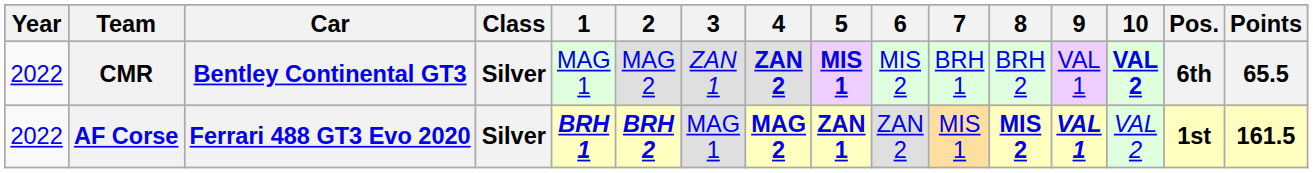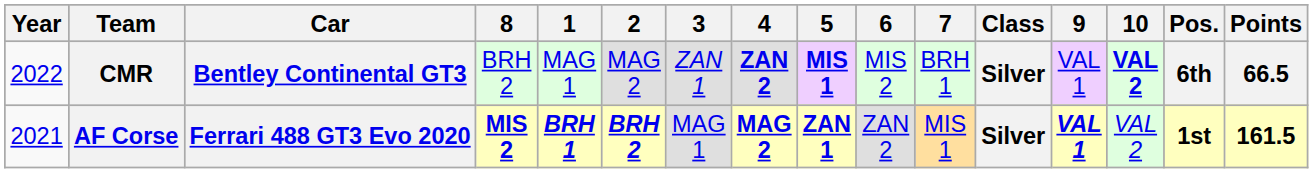columns swapped: (514, 23) <-> (1020, 23)
(1266, 73) 65.5 -> (1266, 73) 66.5
(37, 136) 2022 -> (37, 136) 2021
